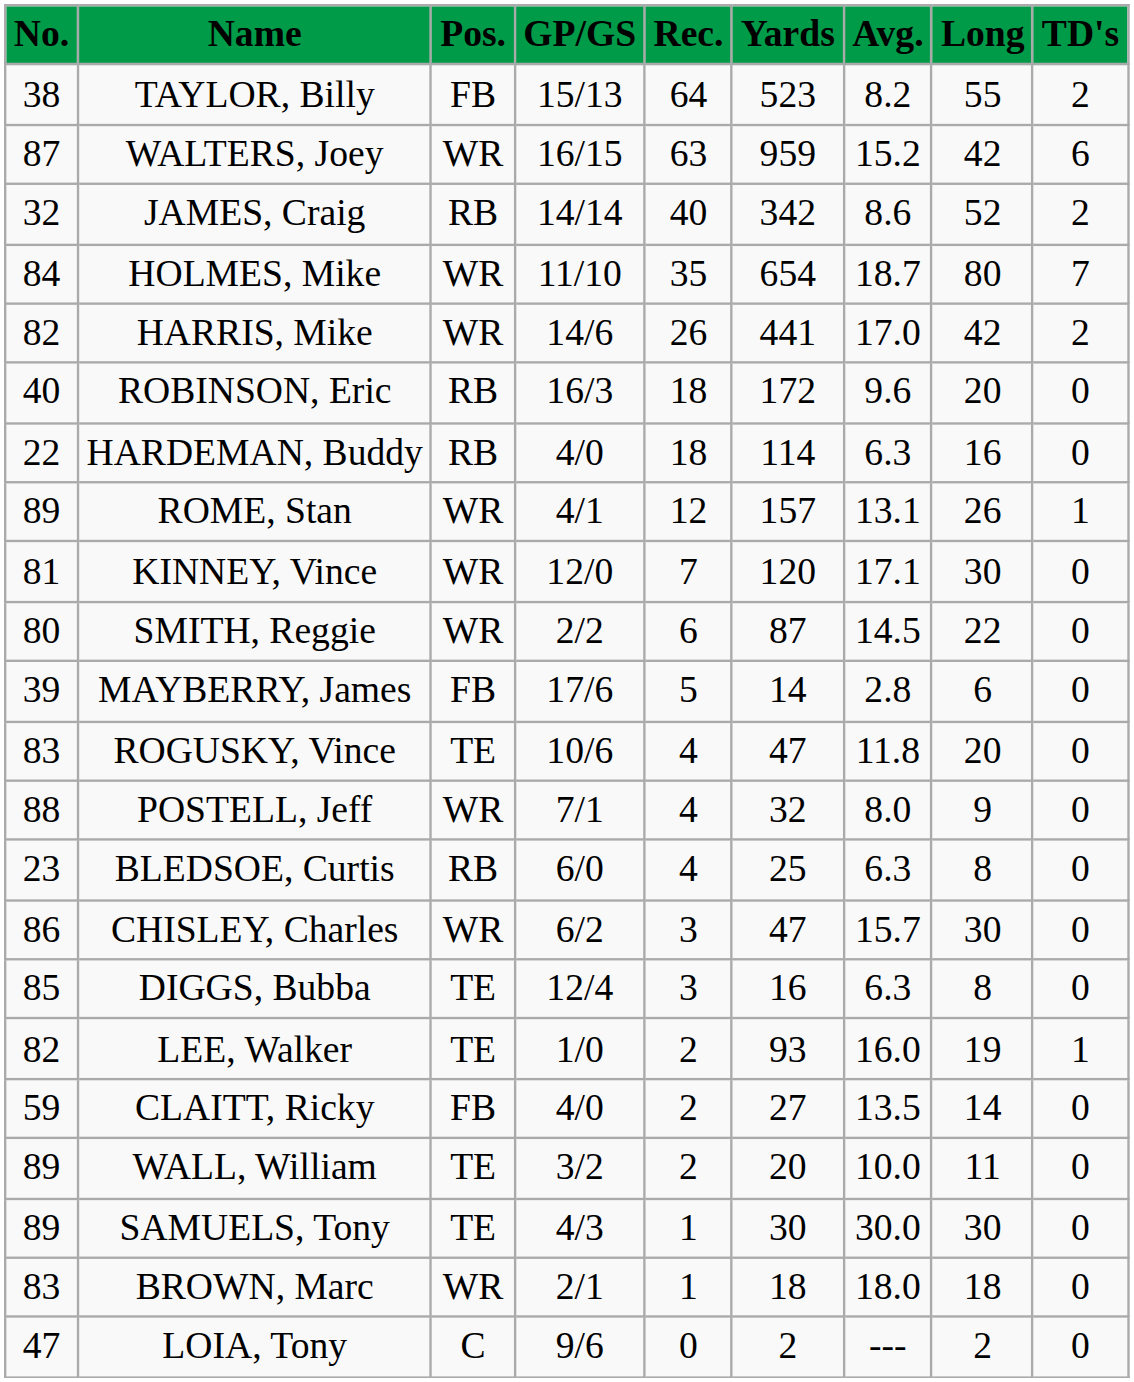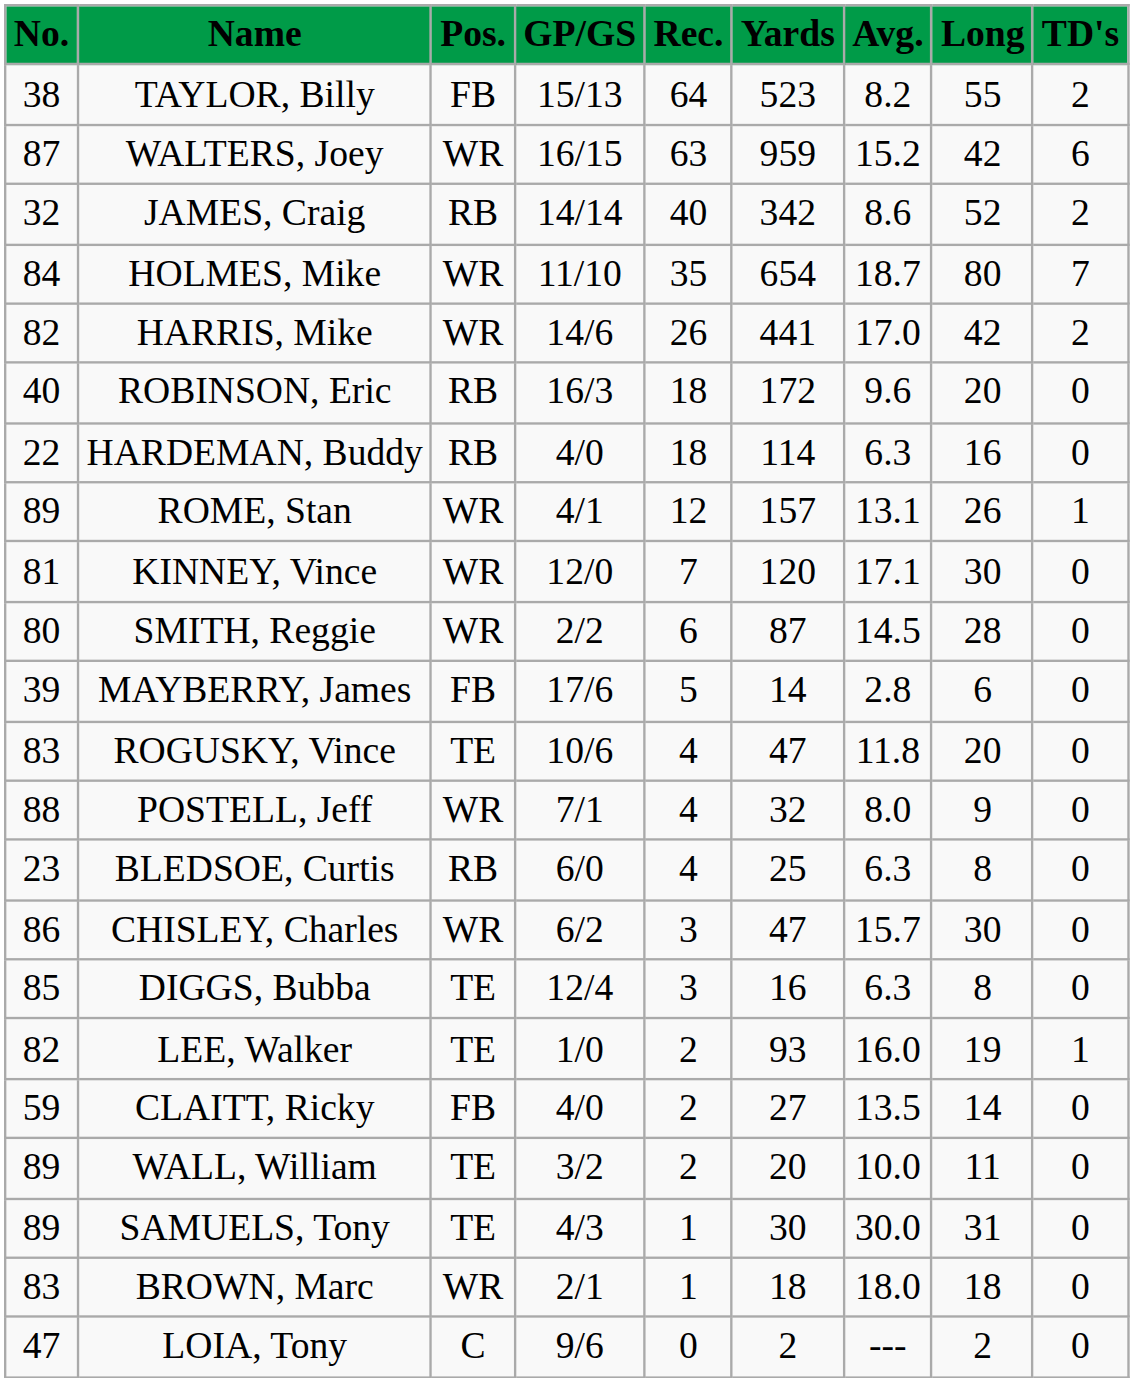(983, 630) 22 -> (983, 630) 28
(983, 1226) 30 -> (983, 1226) 31
